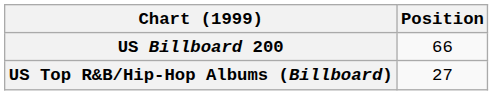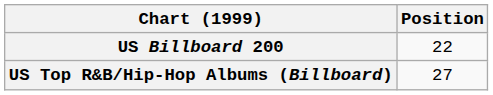(442, 47) 66 -> (442, 47) 22
